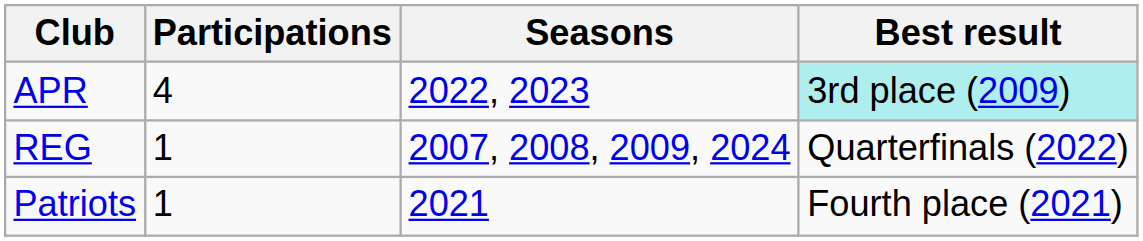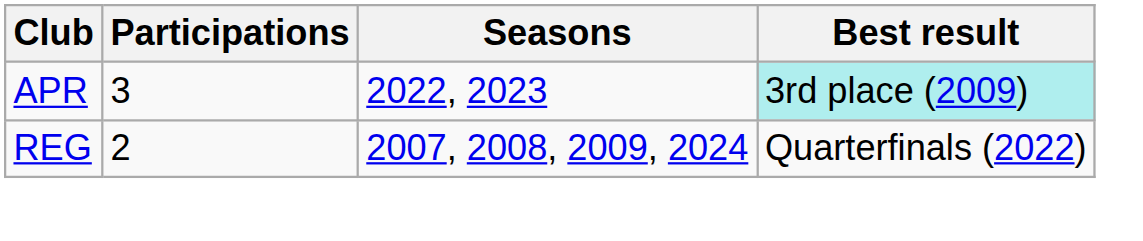(163, 90) 4 -> (121, 90) 3
(163, 147) 1 -> (121, 147) 2
- row: (75, 205)
